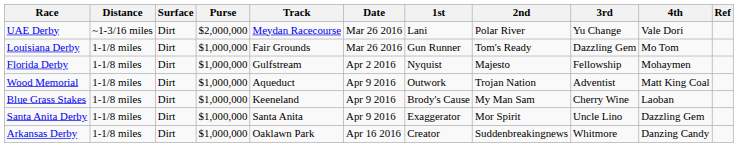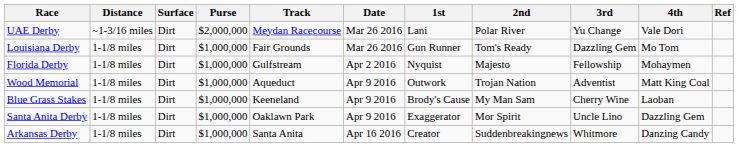(278, 116) Santa Anita -> (283, 116) Oaklawn Park
(283, 133) Oaklawn Park -> (278, 133) Santa Anita
